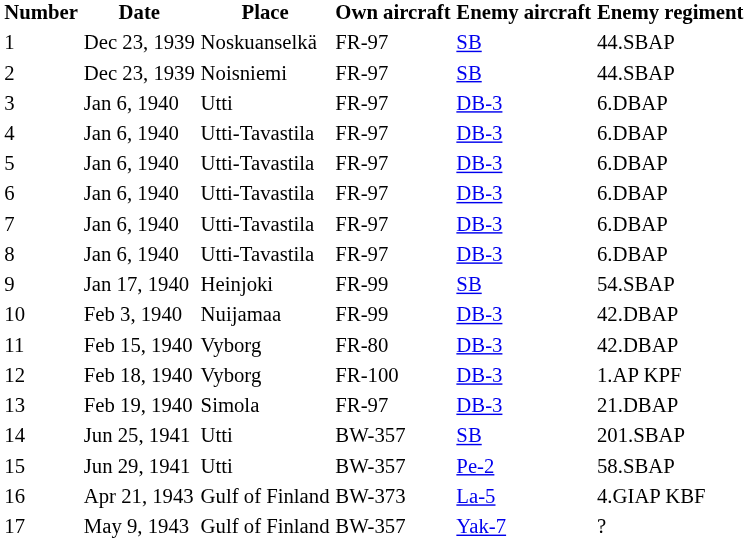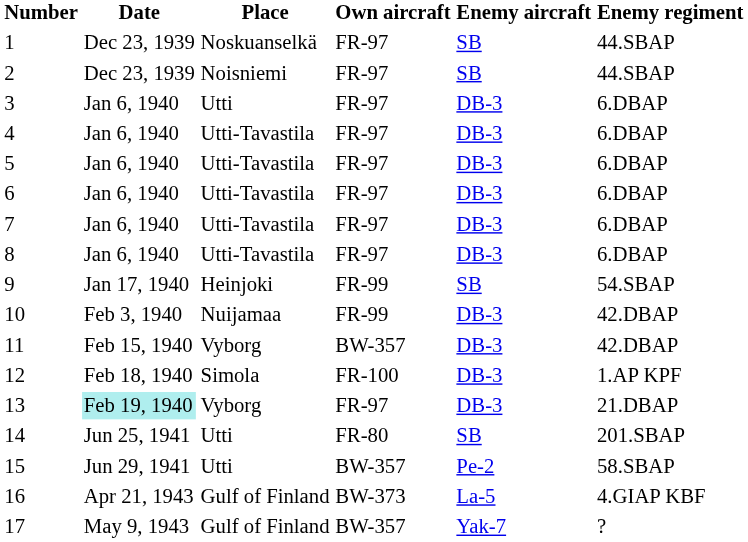(362, 344) FR-80 -> (370, 344) BW-357
(231, 375) Vyborg -> (230, 375) Simola
(138, 405) no background -> (138, 405) paleturquoise background
(230, 405) Simola -> (231, 405) Vyborg
(370, 435) BW-357 -> (362, 435) FR-80
